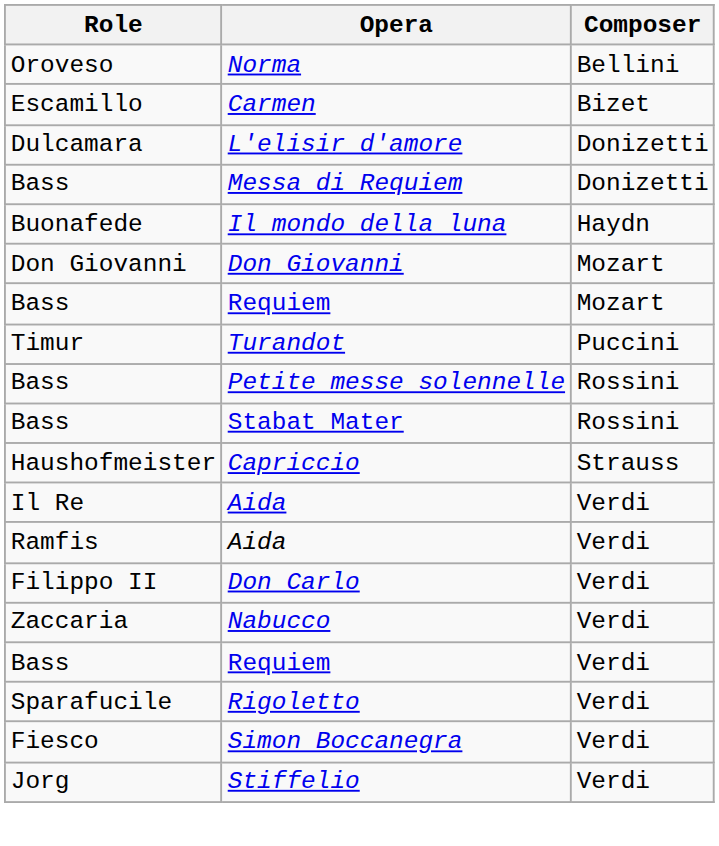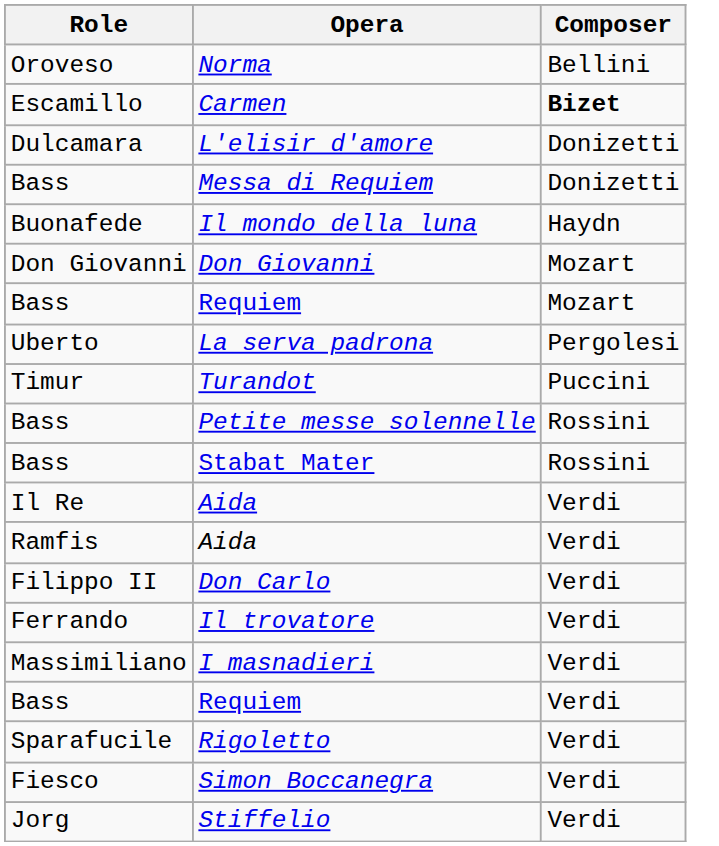(613, 105) normal -> (584, 105) bold
+ row: (55, 344)
- row: (113, 463)
+ row: (69, 622)
+ row: (99, 662)
- row: (69, 622)
